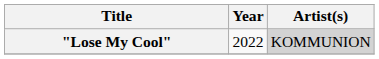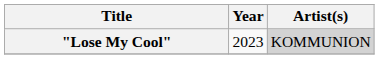(248, 41) 2022 -> (248, 41) 2023
